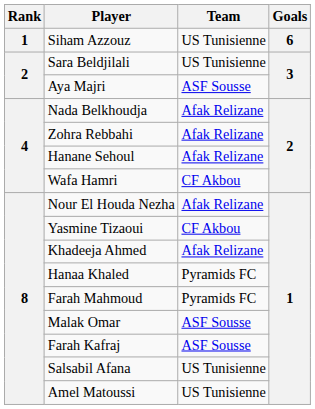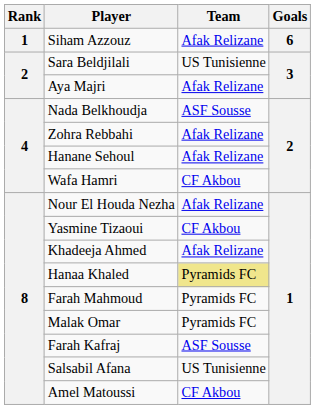(224, 40) US Tunisienne -> (222, 40) Afak Relizane
(216, 87) ASF Sousse -> (222, 87) Afak Relizane
(222, 110) Afak Relizane -> (216, 110) ASF Sousse
(219, 275) no background -> (219, 275) khaki background
(216, 322) ASF Sousse -> (219, 322) Pyramids FC
(224, 392) US Tunisienne -> (211, 392) CF Akbou
